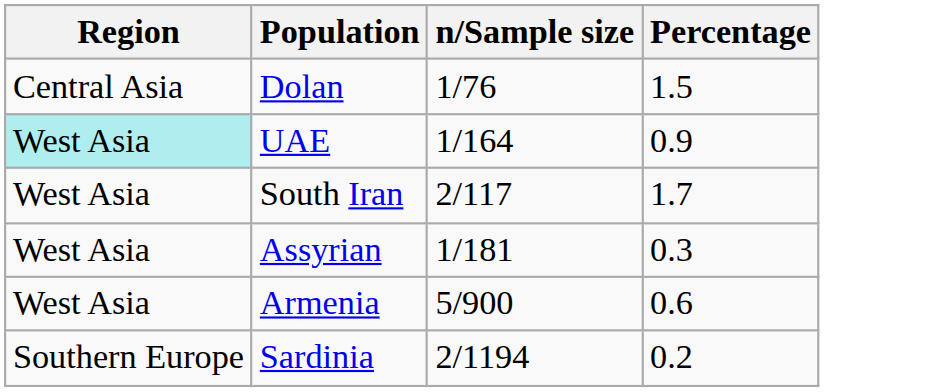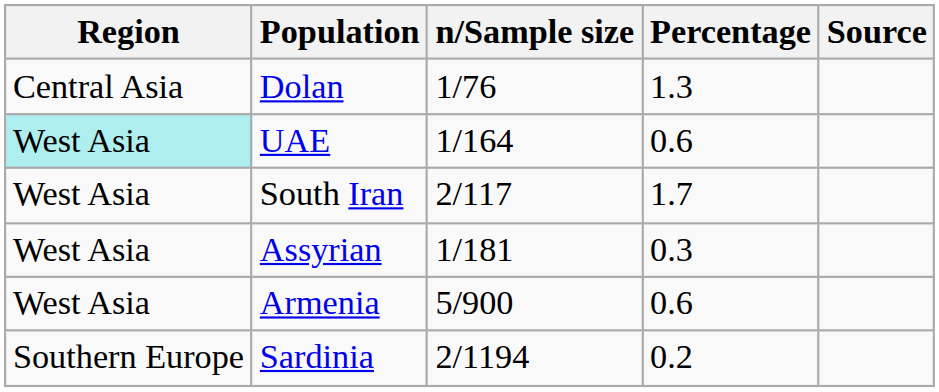+ column: (877, 31)
(671, 85) 1.5 -> (671, 85) 1.3
(671, 140) 0.9 -> (671, 140) 0.6
